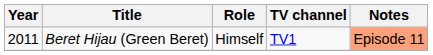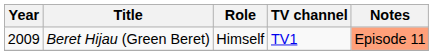(23, 38) 2011 -> (24, 38) 2009
